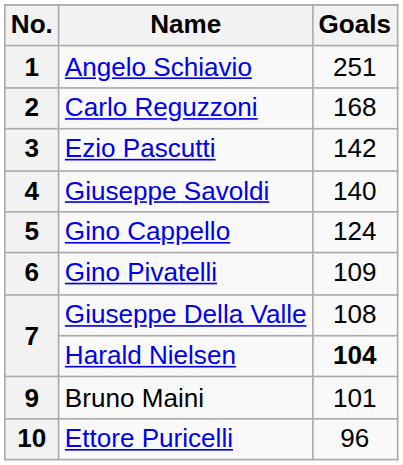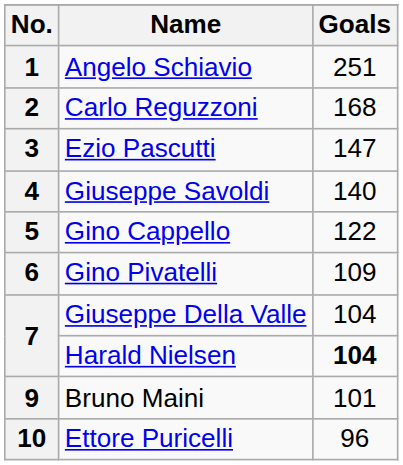(355, 149) 142 -> (355, 149) 147
(355, 231) 124 -> (355, 231) 122
(355, 314) 108 -> (355, 314) 104
